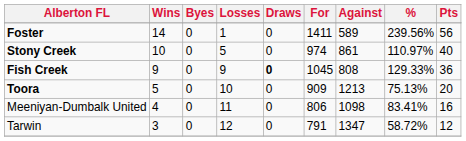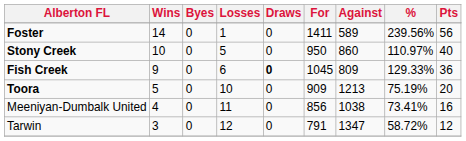(317, 51) 974 -> (317, 51) 950
(348, 51) 861 -> (348, 51) 860
(223, 70) 9 -> (223, 70) 6
(348, 70) 808 -> (348, 70) 809
(407, 88) 75.13% -> (407, 88) 75.19%
(317, 107) 806 -> (317, 107) 856
(352, 107) 1098 -> (352, 107) 1038
(407, 107) 83.41% -> (407, 107) 73.41%
